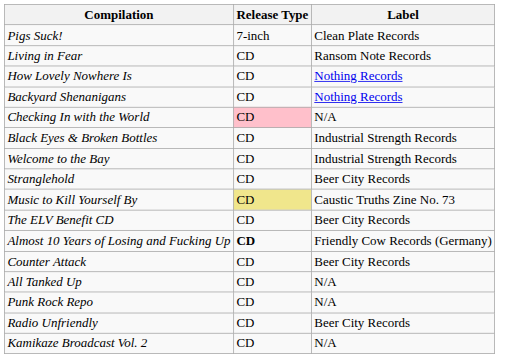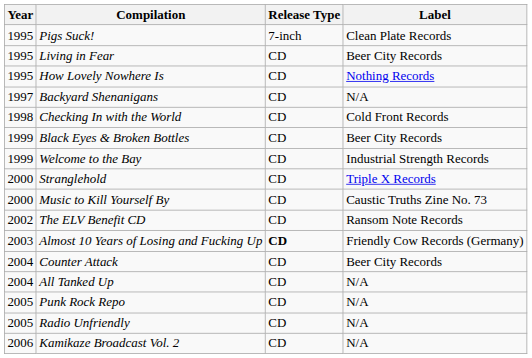+ column: (20, 14)
(373, 55) Ransom Note Records -> (394, 55) Beer City Records
(358, 96) Nothing Records -> (357, 96) N/A
(245, 117) pink background -> (277, 117) no background
(325, 117) N/A -> (397, 117) Cold Front Records
(386, 138) Industrial Strength Records -> (394, 138) Beer City Records
(362, 179) Beer City Records -> (391, 179) Triple X Records
(245, 199) khaki background -> (277, 199) no background
(362, 220) Beer City Records -> (405, 220) Ransom Note Records
(362, 323) Beer City Records -> (357, 323) N/A
